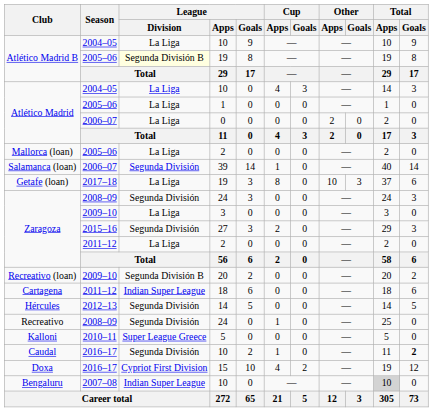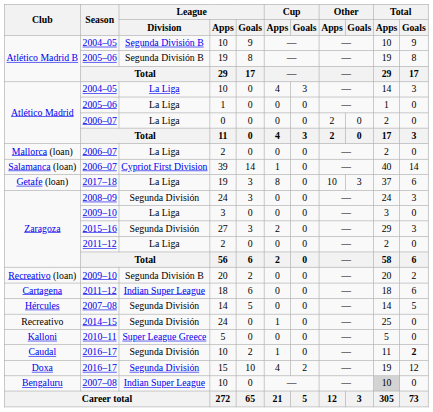(164, 43) La Liga -> (164, 43) Segunda División B
(164, 58) lightyellow background -> (164, 58) no background
(100, 151) 2005–06 -> (100, 151) 2006–07
(164, 167) Segunda División -> (164, 167) Cypriot First Division
(100, 306) 2012–13 -> (100, 306) 2007–08
(100, 321) 2008–09 -> (100, 321) 2014–15
(164, 368) Cypriot First Division -> (164, 368) Segunda División
